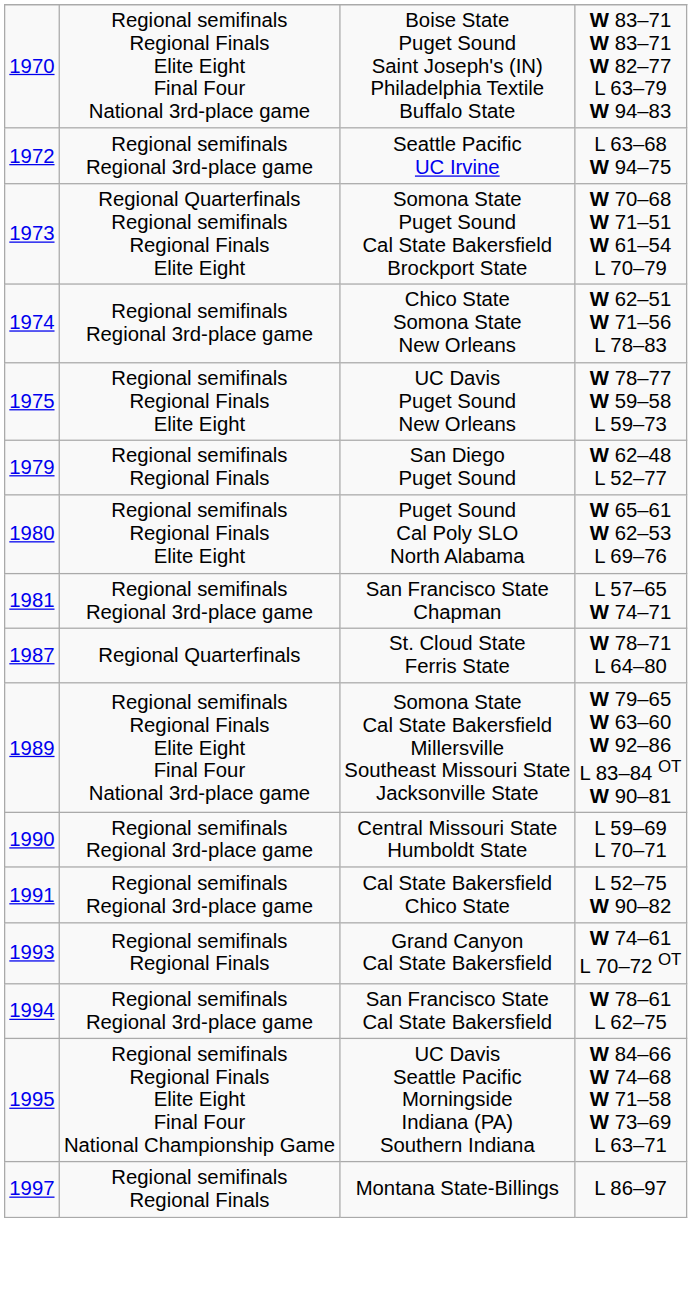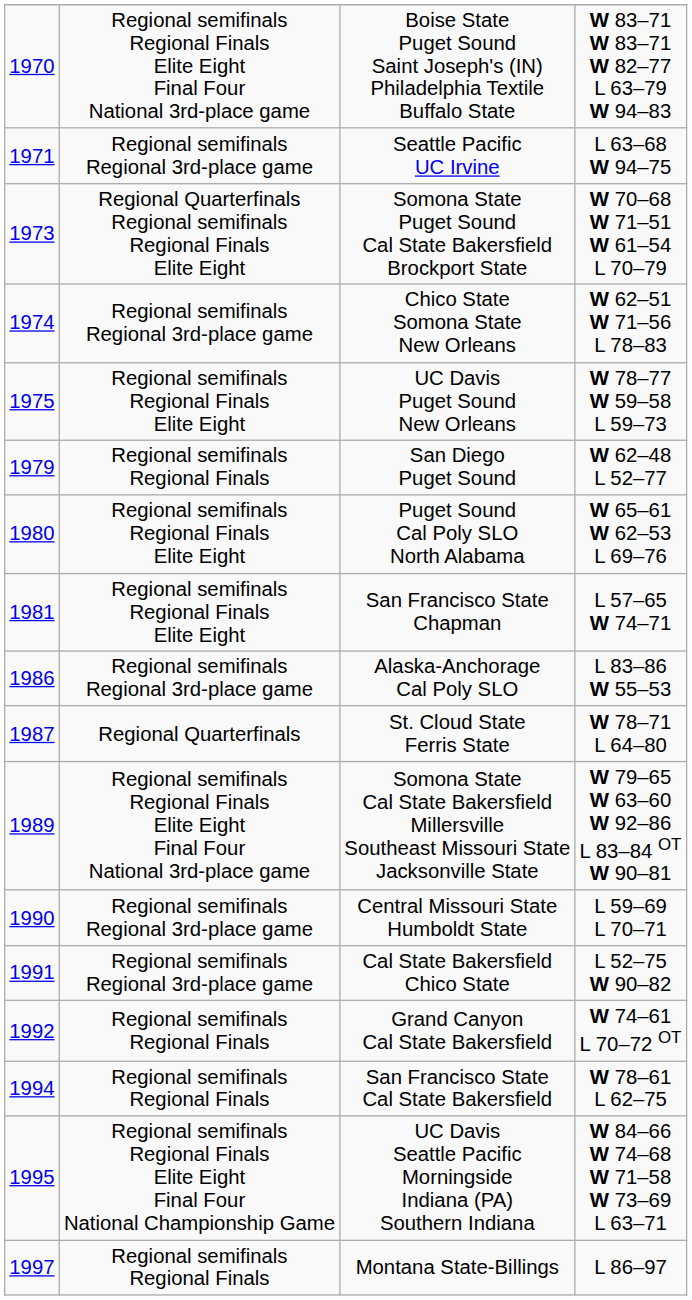(32, 155) 1972 -> (32, 155) 1971
(199, 600) Regional semifinals Regional 3rd-place game -> (199, 611) Regional semifinals Regional Finals Elite Eight
+ row: (457, 678)
(32, 952) 1993 -> (32, 1030) 1992
(199, 1010) Regional semifinals Regional 3rd-place game -> (199, 1088) Regional semifinals Regional Finals
